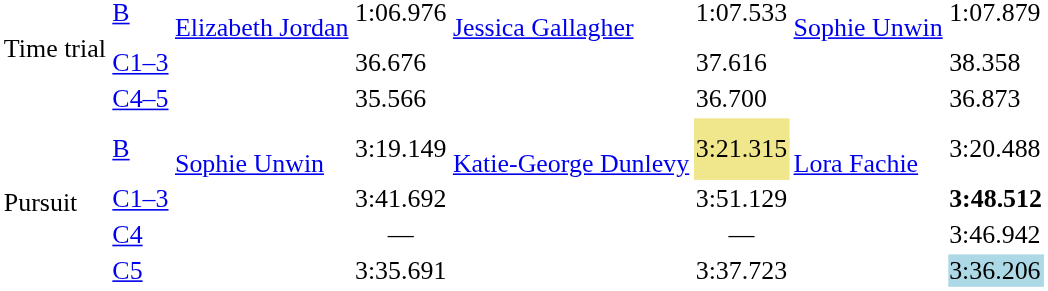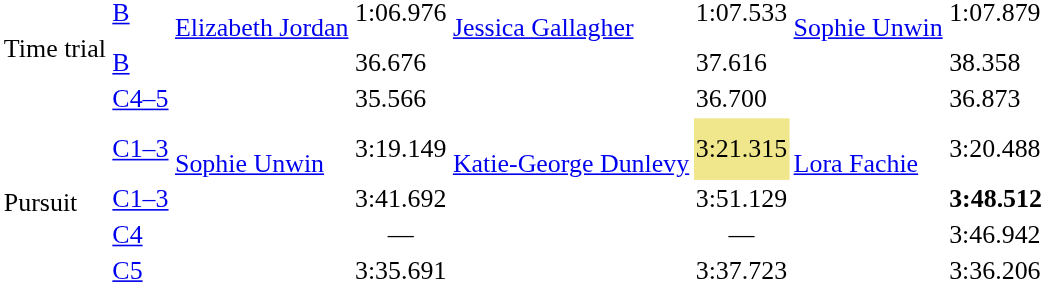(140, 62) C1–3 -> (121, 62) B
(121, 148) B -> (140, 148) C1–3
(995, 270) lightblue background -> (995, 270) no background
